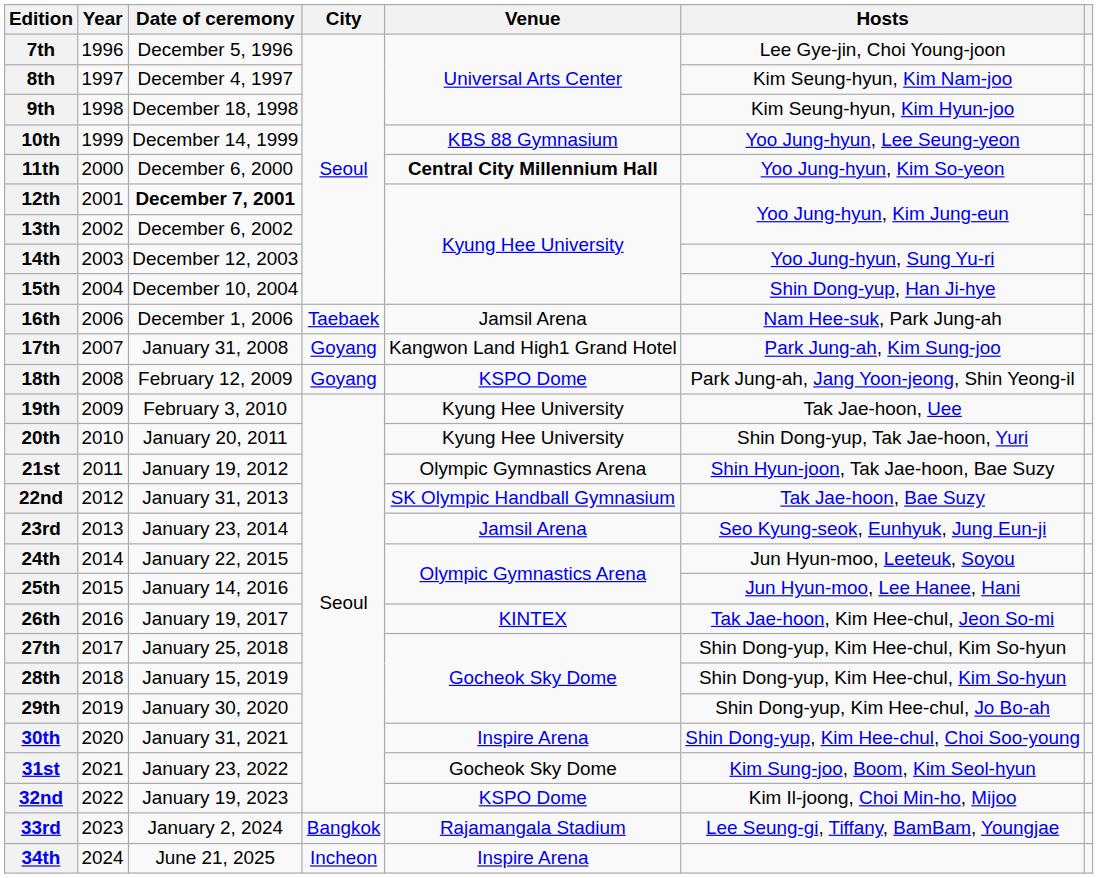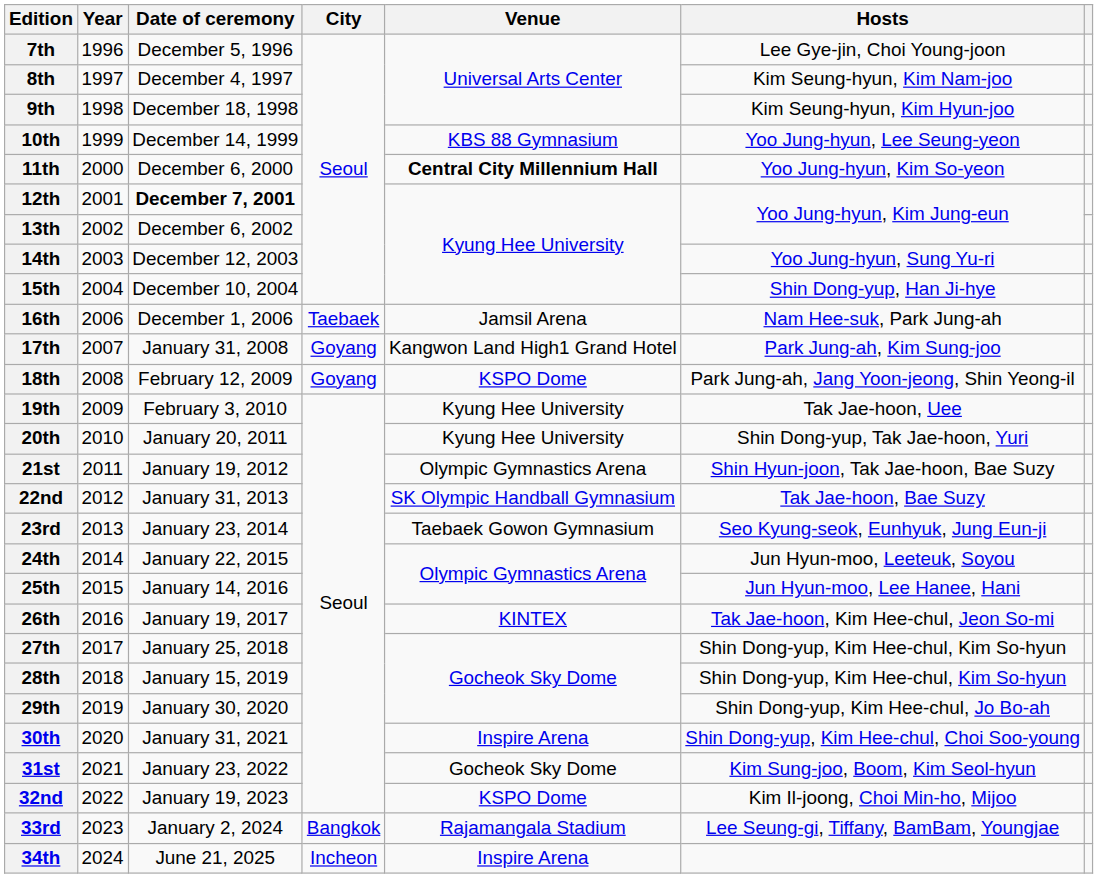(533, 528) Jamsil Arena -> (533, 528) Taebaek Gowon Gymnasium
